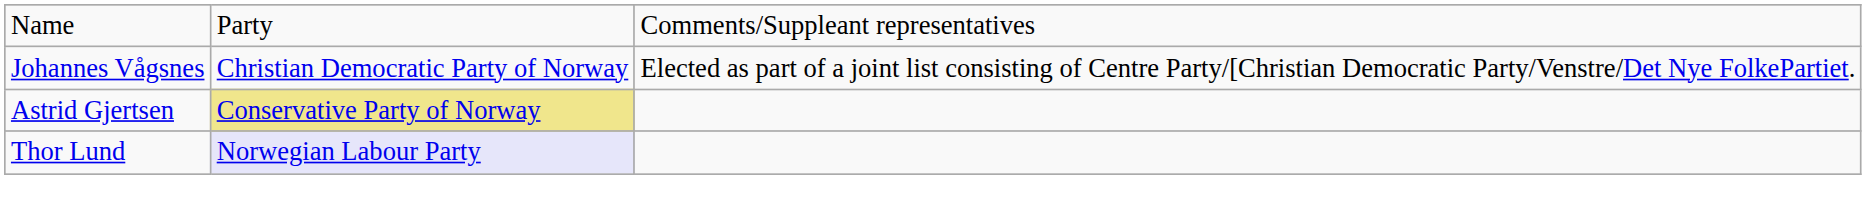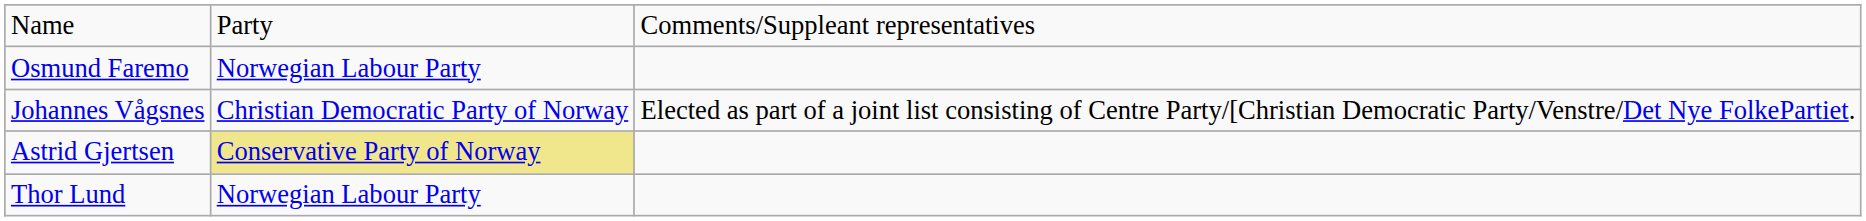+ row: (100, 67)
(349, 151) lavender background -> (349, 194) no background
